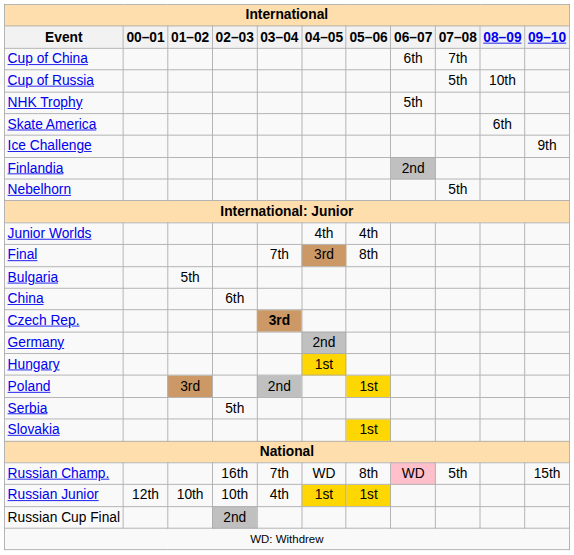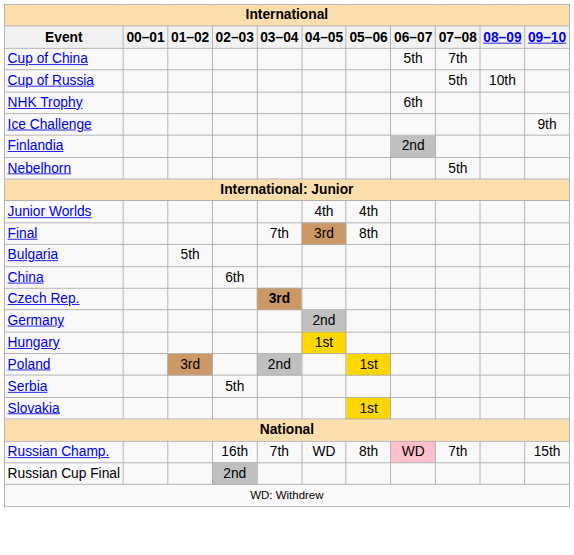(413, 59) 6th -> (413, 59) 5th
(413, 102) 5th -> (413, 102) 6th
- row: (52, 124)
(458, 473) 5th -> (458, 451) 7th
- row: (53, 495)
